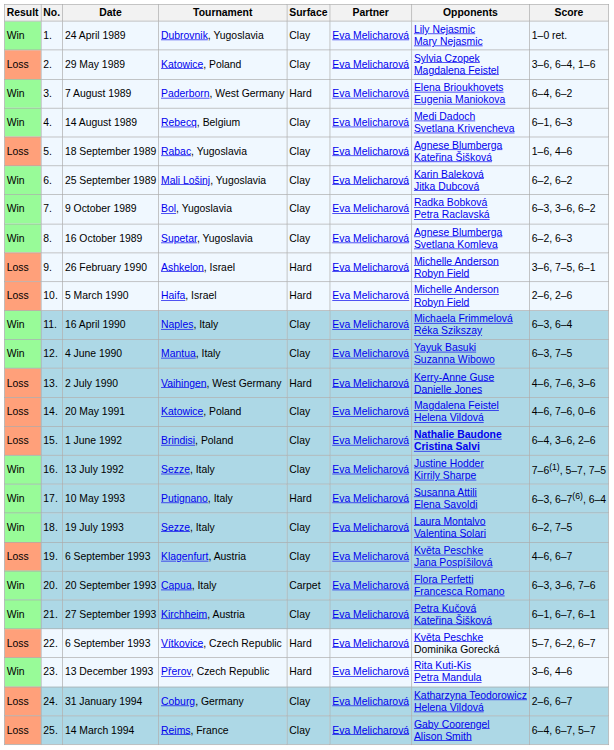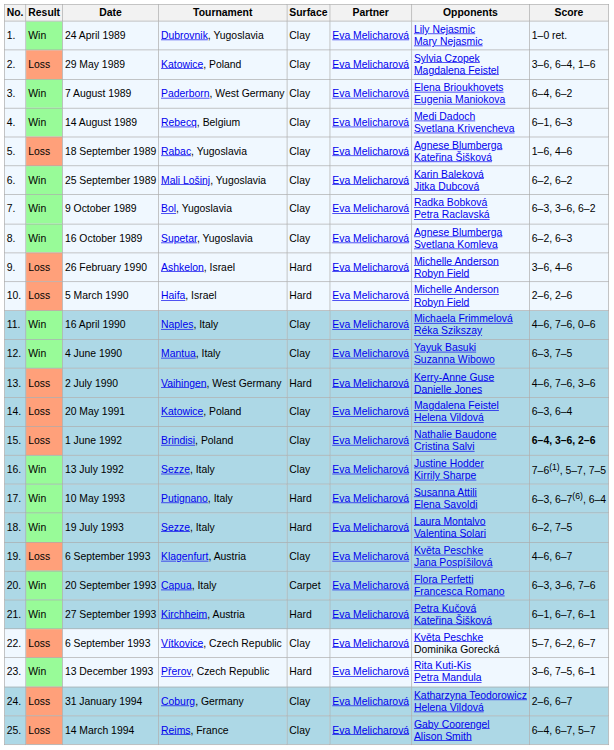columns swapped: (23, 12) <-> (52, 12)
(301, 93) Hard -> (300, 93) Clay
(564, 266) 3–6, 7–5, 6–1 -> (552, 266) 3–6, 4–6
(552, 324) 6–3, 6–4 -> (564, 324) 4–6, 7–6, 0–6
(564, 411) 4–6, 7–6, 0–6 -> (552, 411) 6–3, 6–4
(458, 440) bold -> (455, 440) normal
(564, 440) normal -> (564, 440) bold
(300, 527) Clay -> (301, 527) Hard
(300, 614) Clay -> (301, 614) Hard
(301, 643) Hard -> (300, 643) Clay
(552, 671) 3–6, 4–6 -> (564, 671) 3–6, 7–5, 6–1
